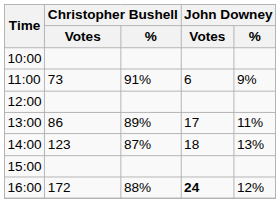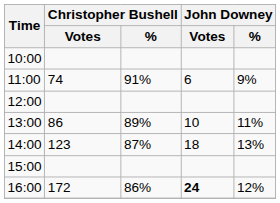(55, 79) 73 -> (55, 79) 74
(192, 123) 17 -> (192, 123) 10
(138, 187) 88% -> (138, 187) 86%
